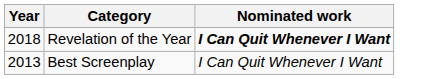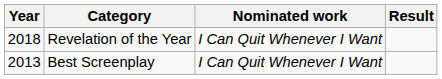+ column: (411, 16)
(294, 39) bold -> (290, 39) normal
